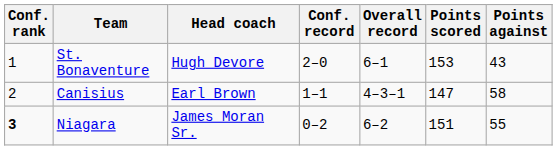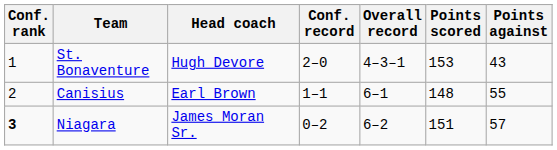(376, 63) 6–1 -> (384, 63) 4–3–1
(384, 94) 4–3–1 -> (376, 94) 6–1
(441, 94) 147 -> (441, 94) 148
(498, 94) 58 -> (498, 94) 55
(498, 125) 55 -> (498, 125) 57
